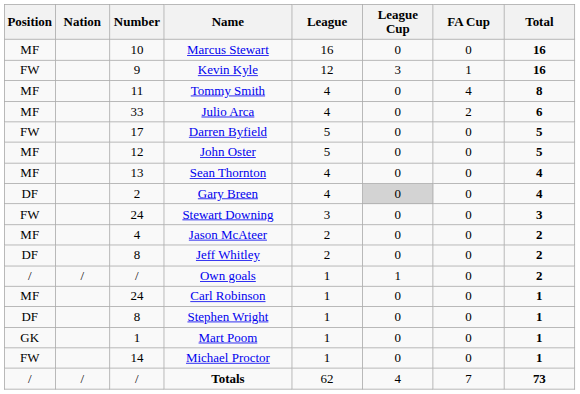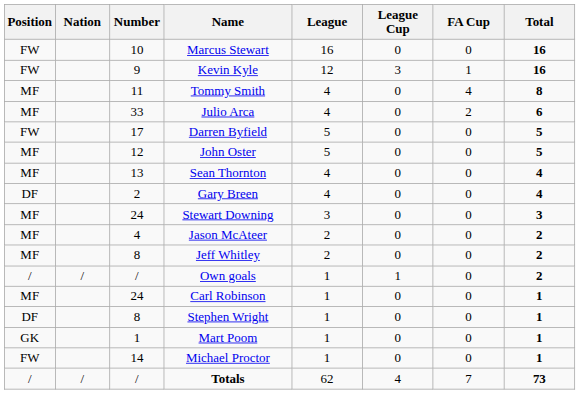(30, 49) MF -> (30, 49) FW
(398, 193) lightgrey background -> (398, 193) no background
(30, 214) FW -> (30, 214) MF
(30, 255) DF -> (30, 255) MF
